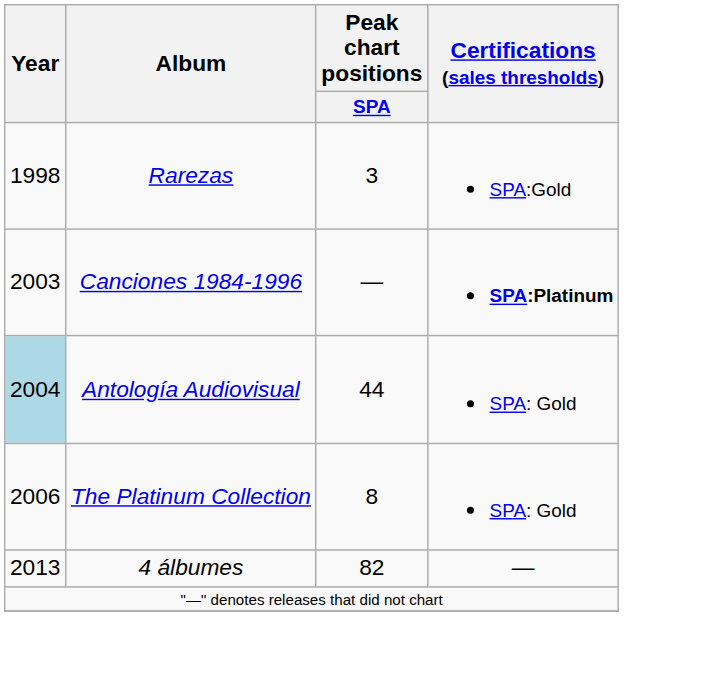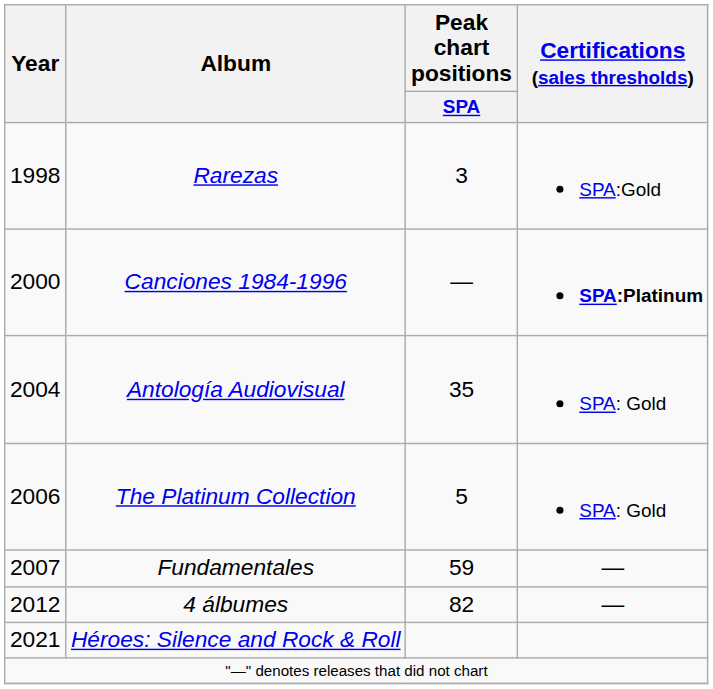(35, 282) 2003 -> (35, 282) 2000
(35, 389) lightblue background -> (35, 389) no background
(372, 389) 44 -> (462, 389) 35
(372, 496) 8 -> (462, 496) 5
+ row: (236, 568)
(35, 568) 2013 -> (35, 604) 2012
+ row: (236, 640)
